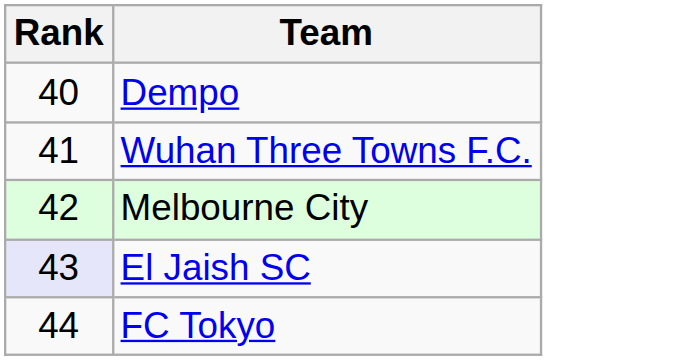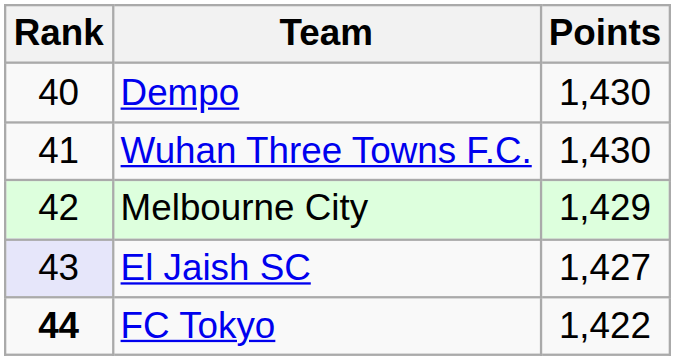+ column: (605, 33)
(59, 325) normal -> (59, 325) bold
